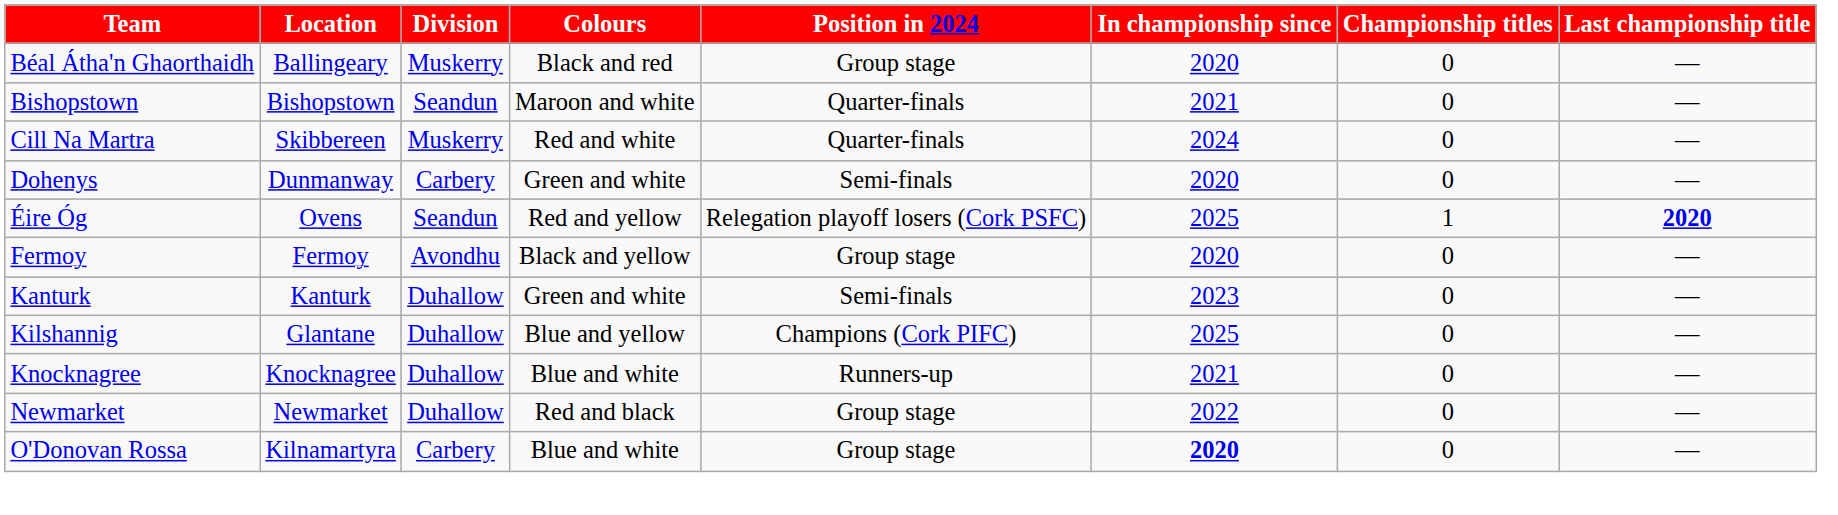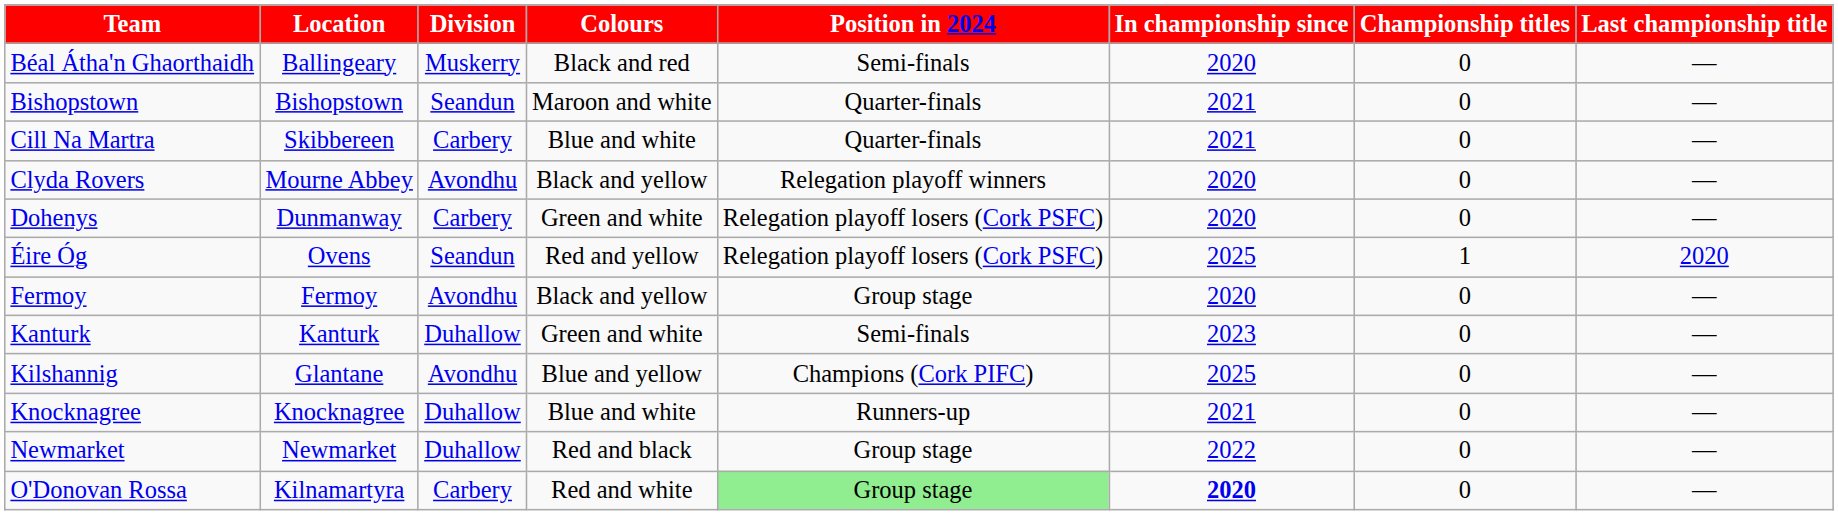(896, 62) Group stage -> (913, 62) Semi-finals
(455, 140) Muskerry -> (472, 140) Carbery
(605, 140) Red and white -> (622, 140) Blue and white
(1214, 140) 2024 -> (1231, 140) 2021
+ row: (77, 179)
(896, 179) Semi-finals -> (913, 218) Relegation playoff losers (Cork PSFC)
(1687, 218) bold -> (1704, 256) normal
(455, 334) Duhallow -> (472, 373) Avondhu
(605, 450) Blue and white -> (622, 489) Red and white
(896, 450) no background -> (913, 489) lightgreen background
